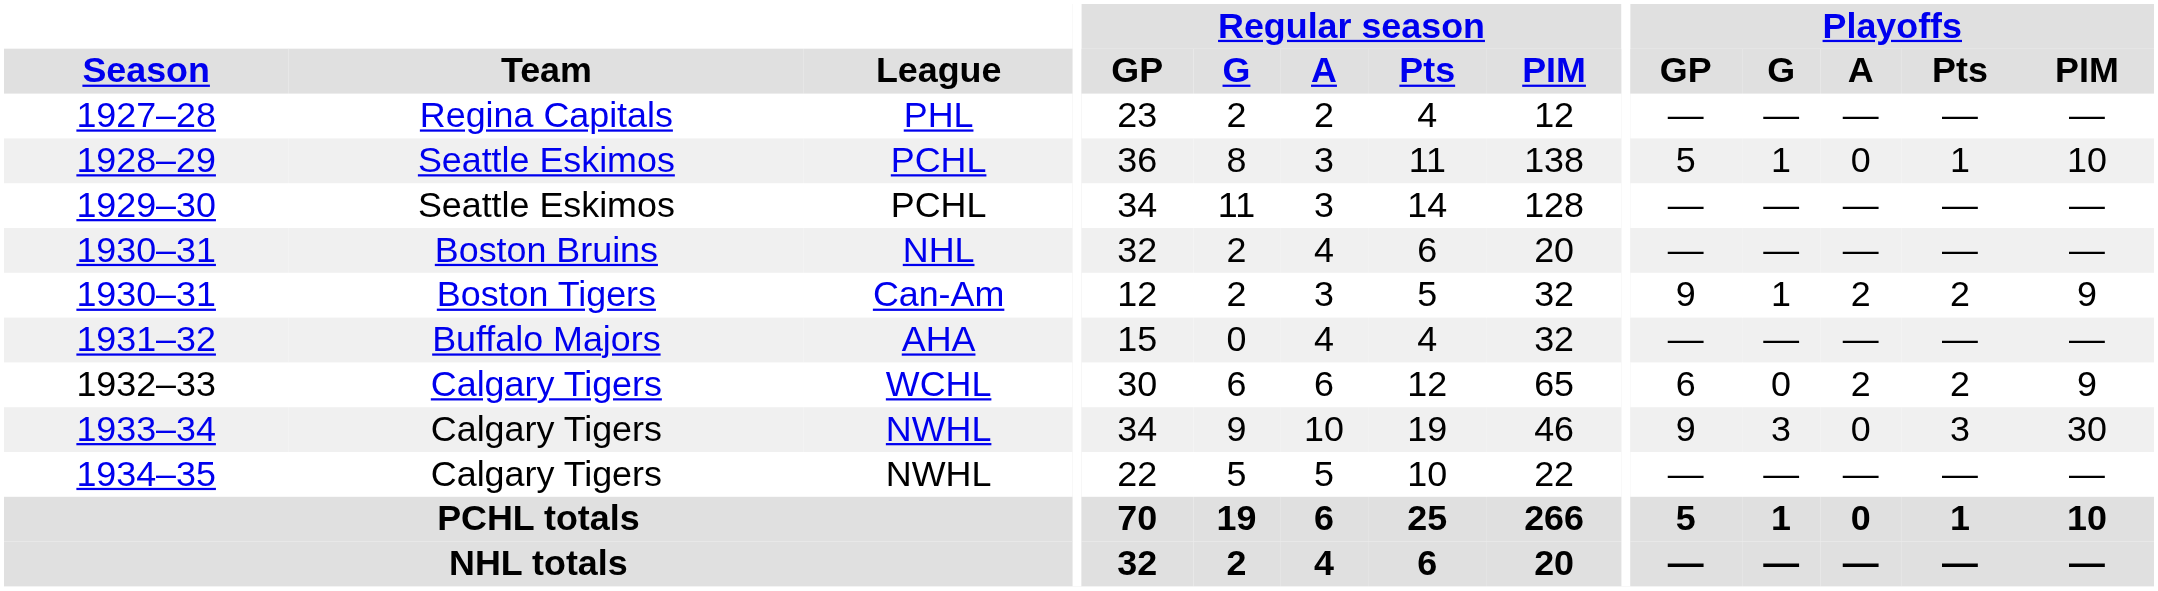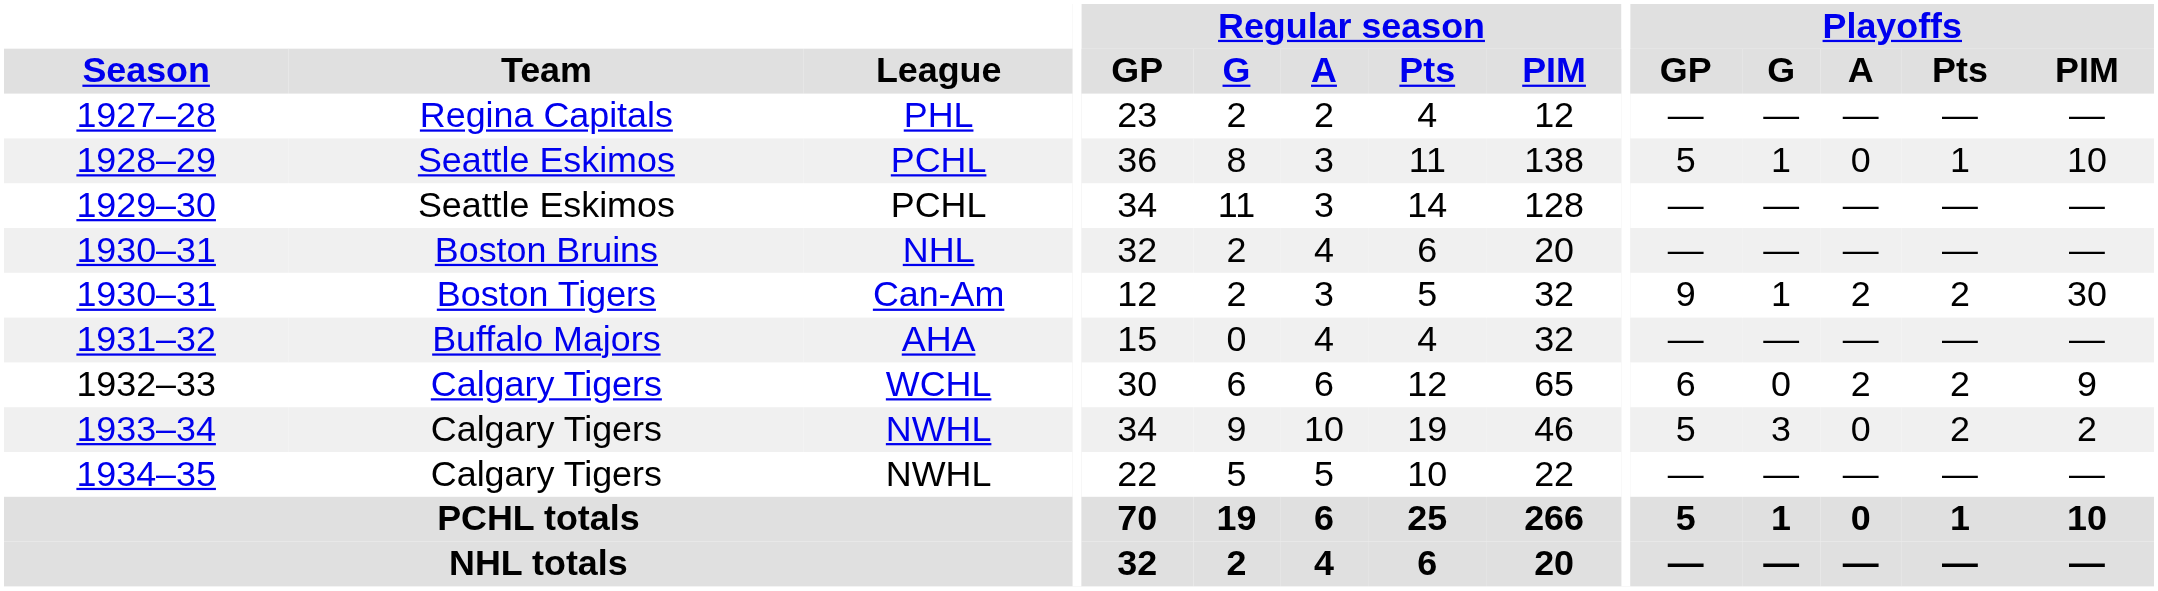(2087, 294) 9 -> (2087, 294) 30
(1686, 428) 9 -> (1686, 428) 5
(1960, 428) 3 -> (1960, 428) 2
(2087, 428) 30 -> (2087, 428) 2
